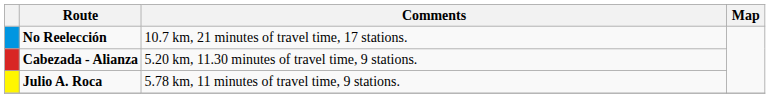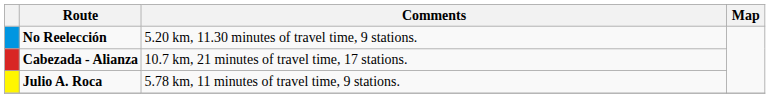(276, 37) 10.7 km, 21 minutes of travel time, 17 stations. -> (281, 37) 5.20 km, 11.30 minutes of travel time, 9 stations.
(281, 59) 5.20 km, 11.30 minutes of travel time, 9 stations. -> (276, 59) 10.7 km, 21 minutes of travel time, 17 stations.
